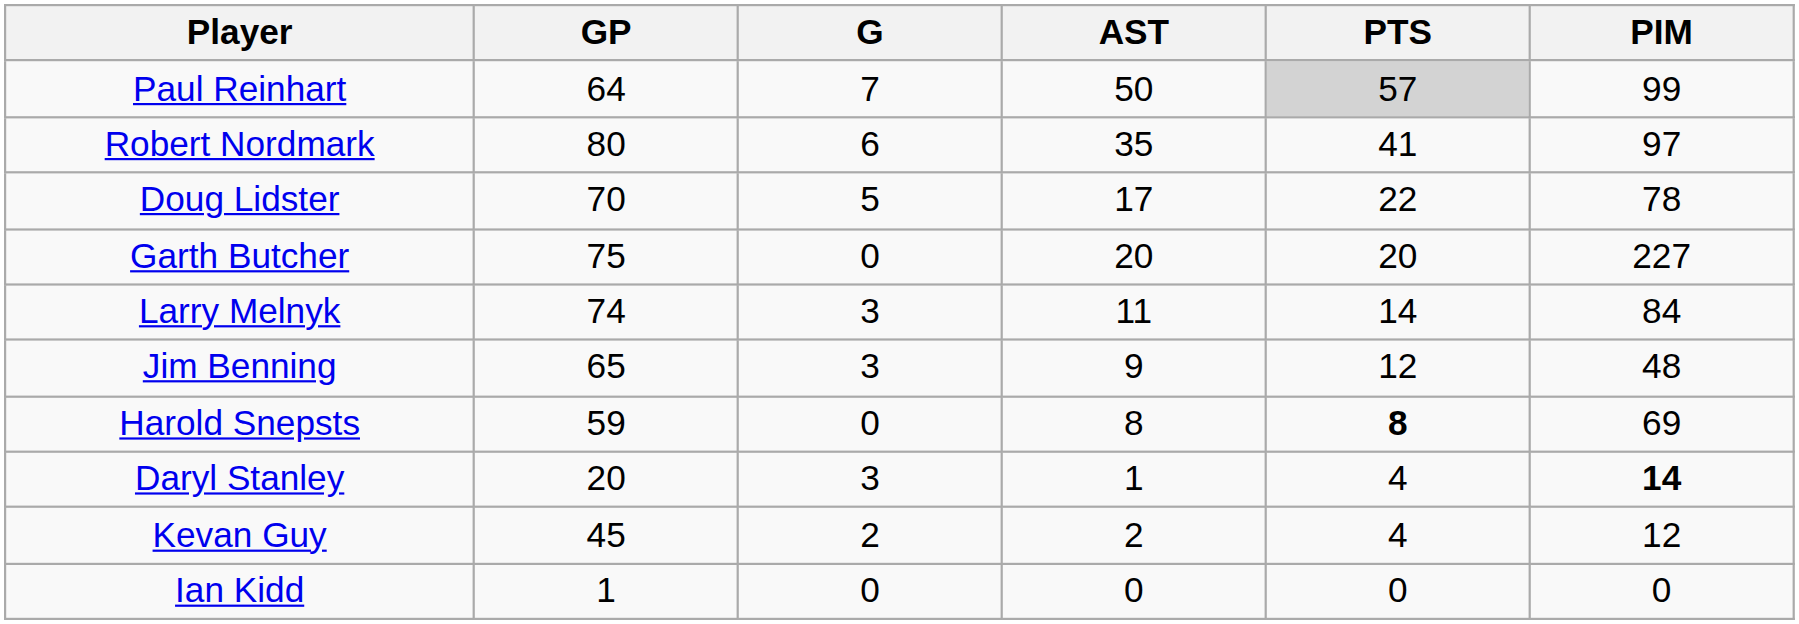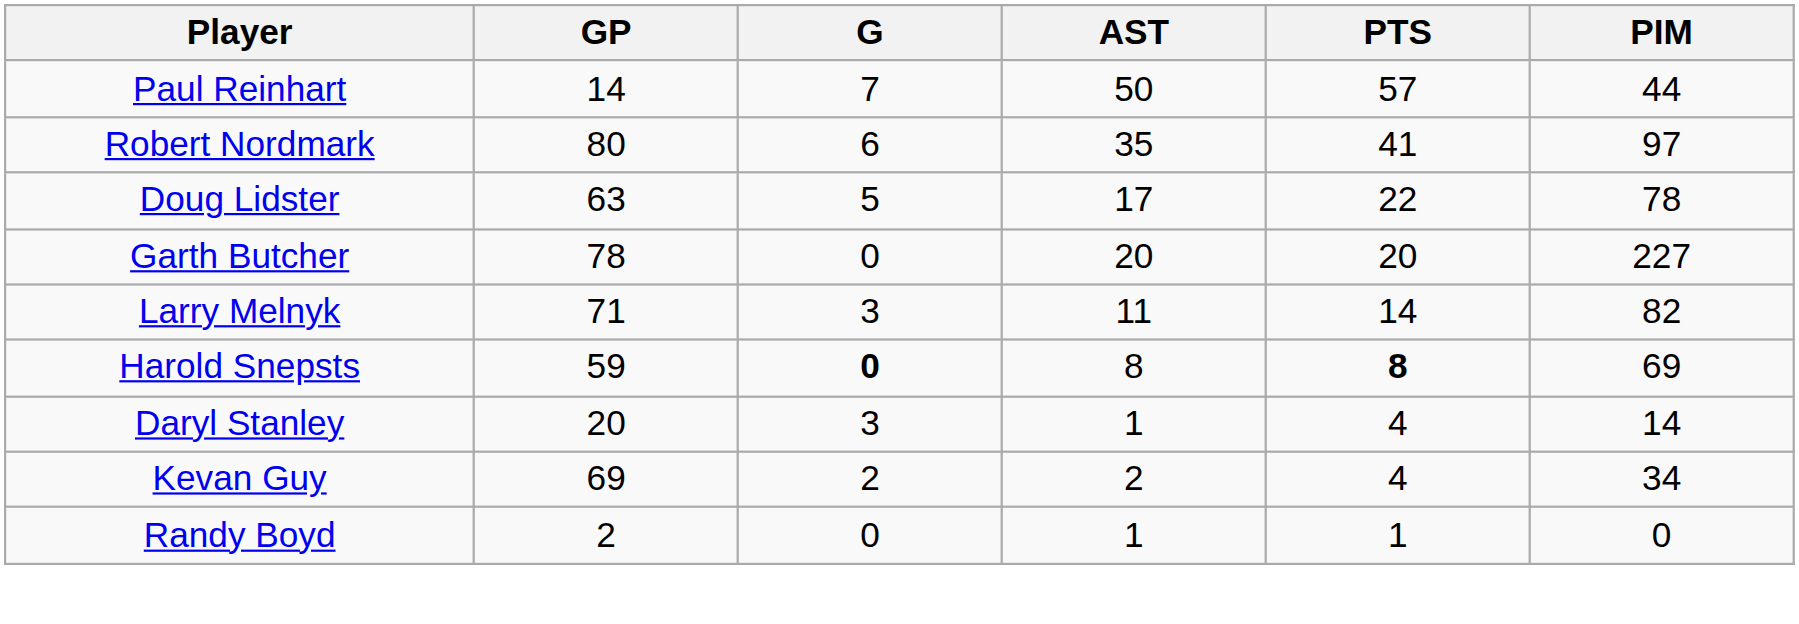(606, 88) 64 -> (606, 88) 14
(1398, 88) lightgrey background -> (1398, 88) no background
(1662, 88) 99 -> (1662, 88) 44
(606, 199) 70 -> (606, 199) 63
(606, 255) 75 -> (606, 255) 78
(606, 311) 74 -> (606, 311) 71
(1662, 311) 84 -> (1662, 311) 82
- row: (240, 367)
(870, 423) normal -> (870, 367) bold
(1662, 479) bold -> (1662, 423) normal
(606, 534) 45 -> (606, 479) 69
(1662, 534) 12 -> (1662, 479) 34
+ row: (240, 534)
- row: (240, 590)
